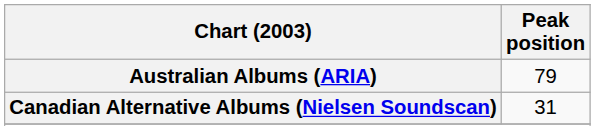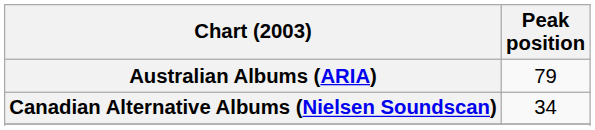(546, 107) 31 -> (546, 107) 34
